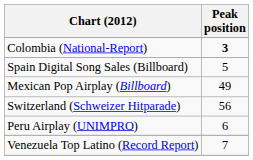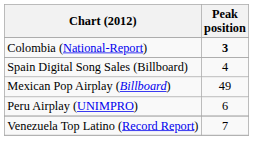(225, 67) 5 -> (225, 67) 4
- row: (94, 106)
